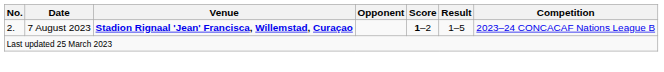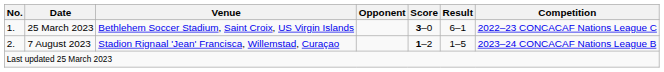+ row: (61, 27)
(224, 27) bold -> (219, 43) normal
